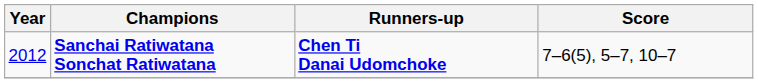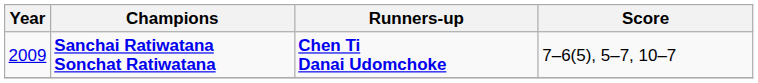(27, 55) 2012 -> (27, 55) 2009
